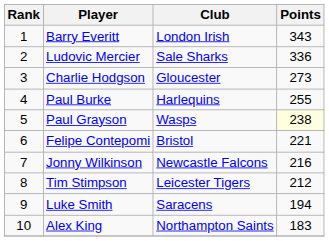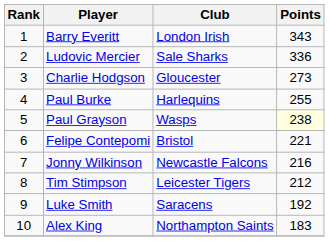(301, 204) 194 -> (301, 204) 192
